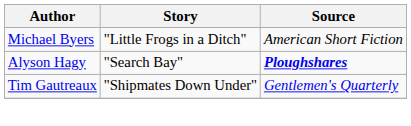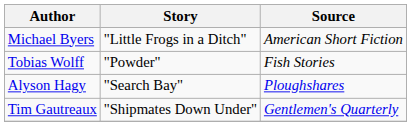+ row: (46, 62)
(306, 62) bold -> (304, 86) normal
